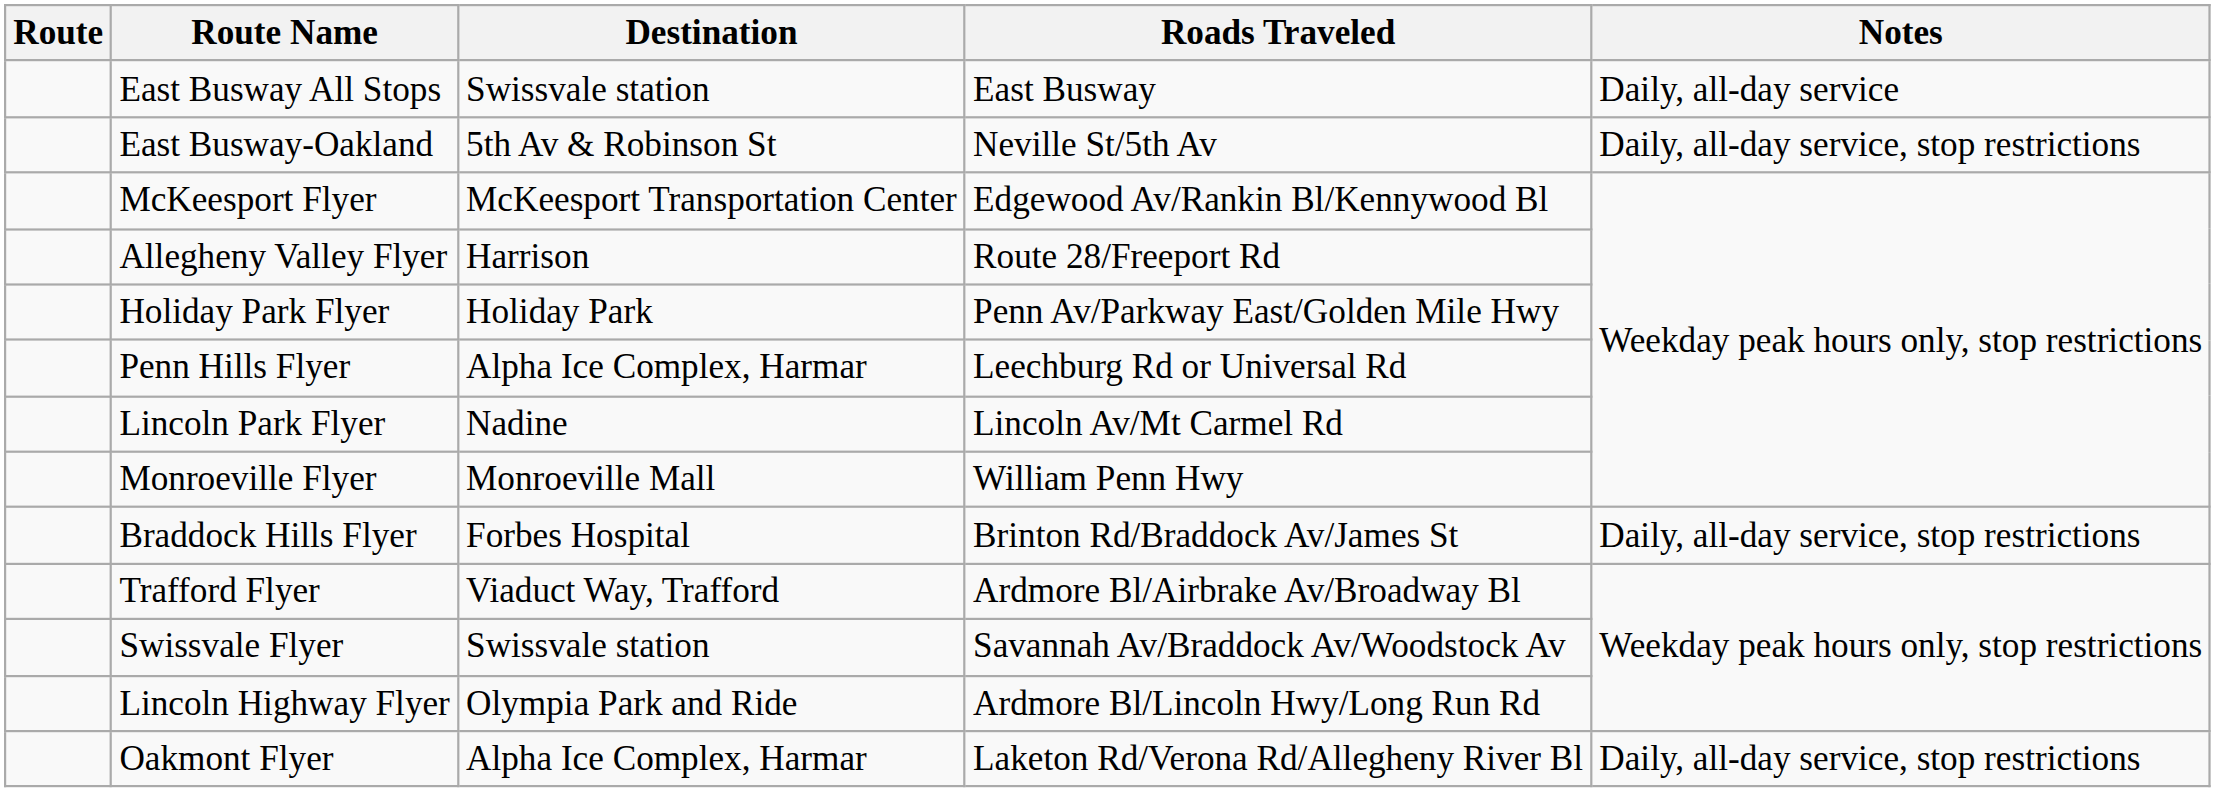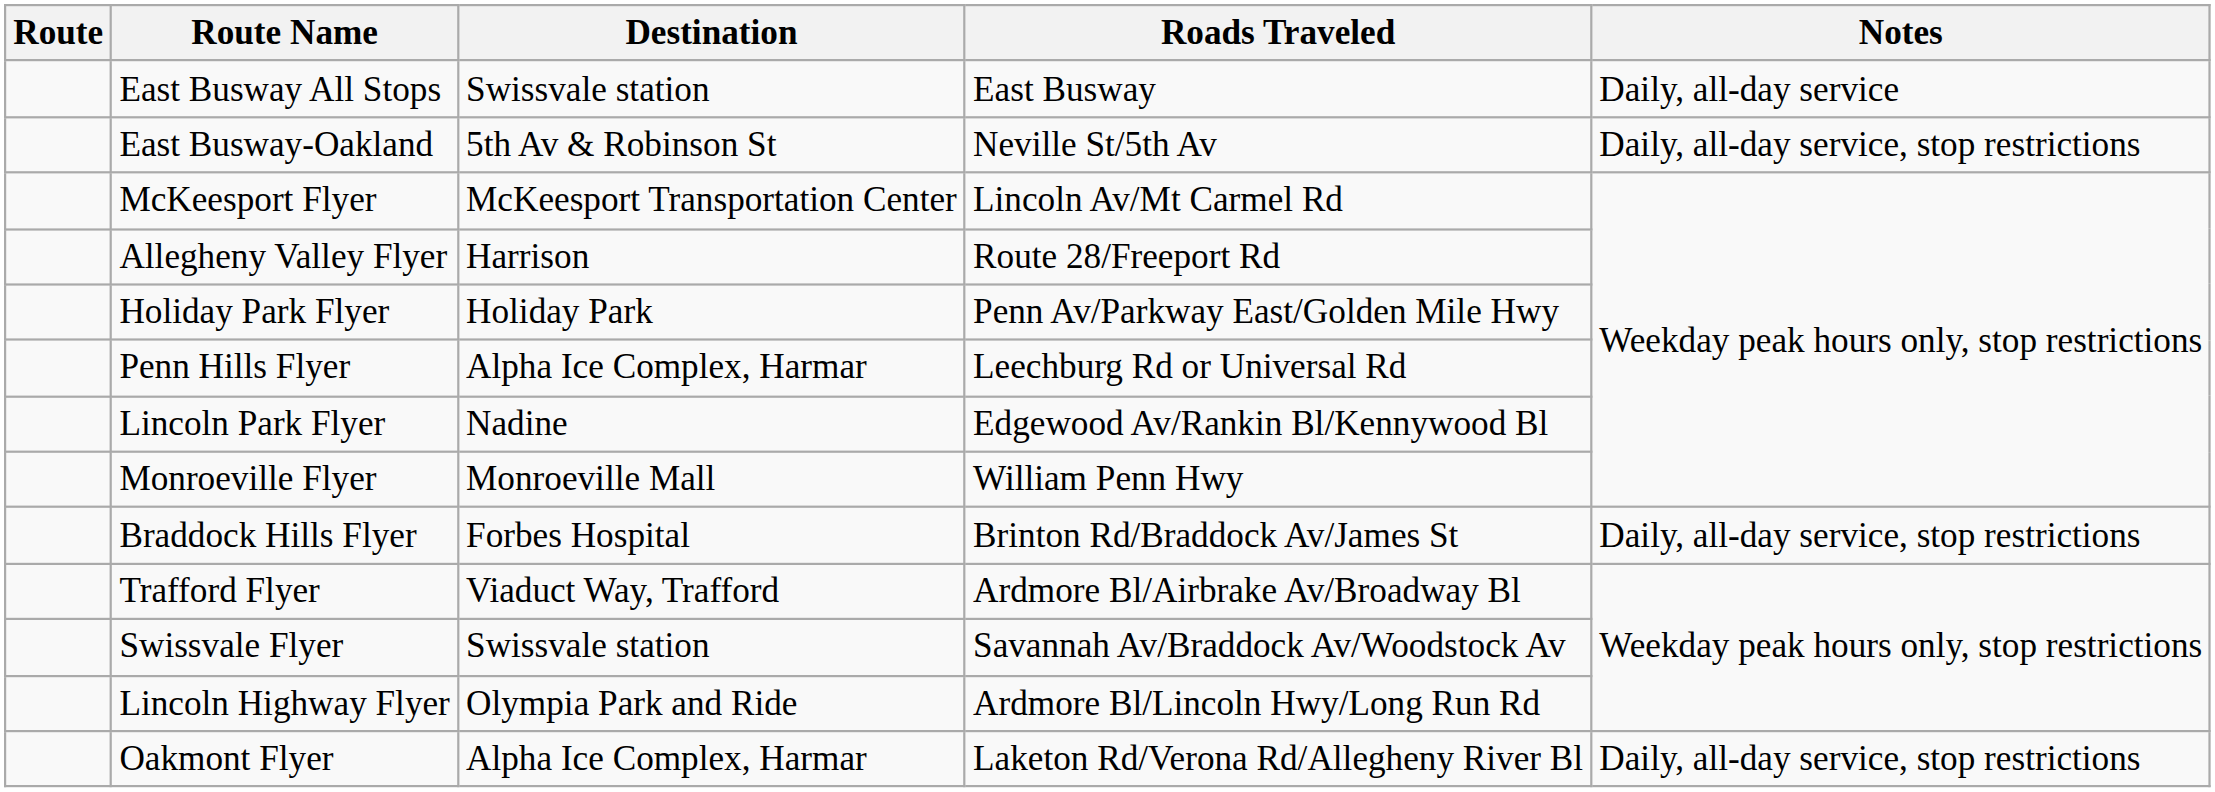(1261, 199) Edgewood Av/Rankin Bl/Kennywood Bl -> (1158, 199) Lincoln Av/Mt Carmel Rd
(1158, 423) Lincoln Av/Mt Carmel Rd -> (1261, 423) Edgewood Av/Rankin Bl/Kennywood Bl
